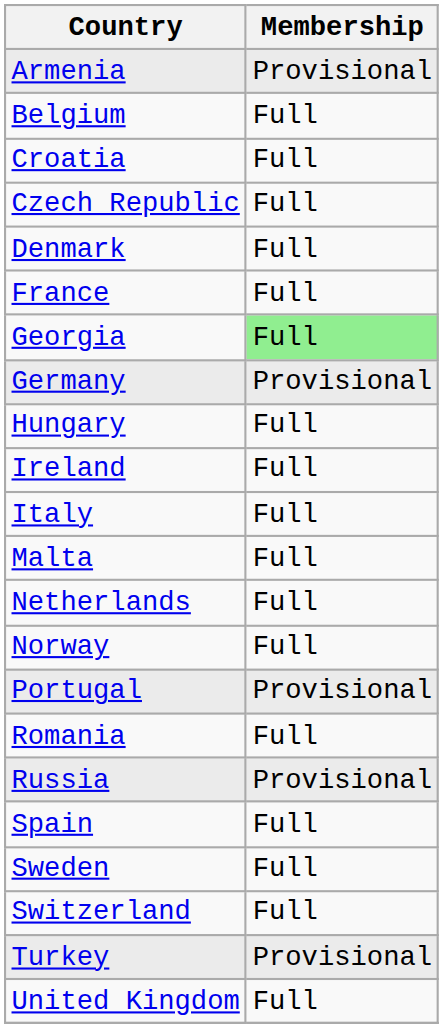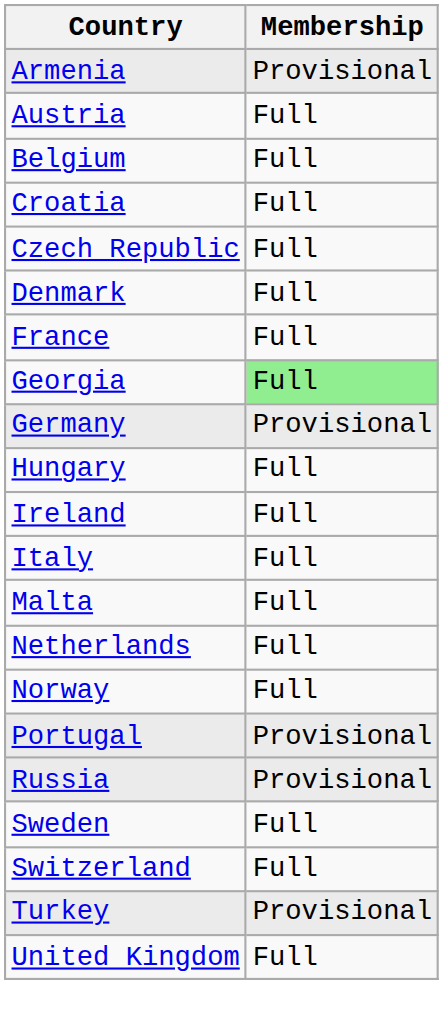+ row: (69, 116)
- row: (69, 736)
- row: (52, 824)
